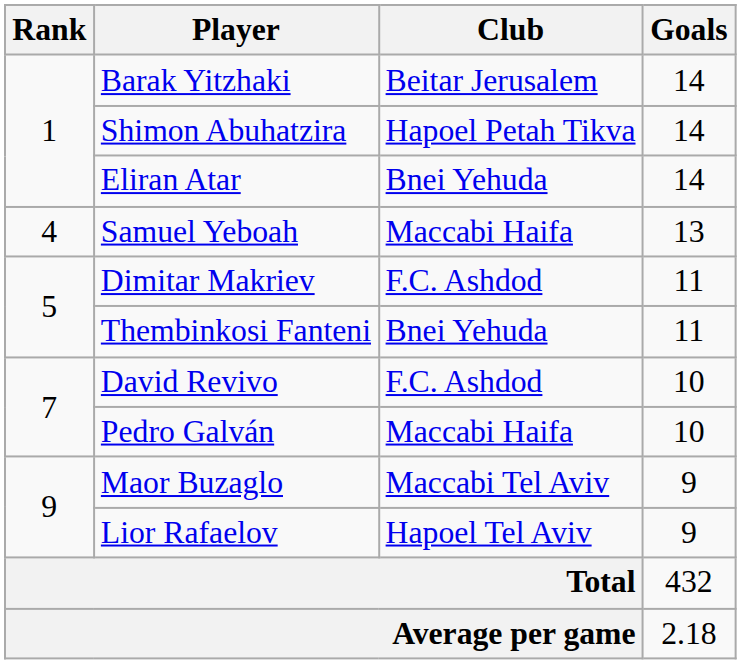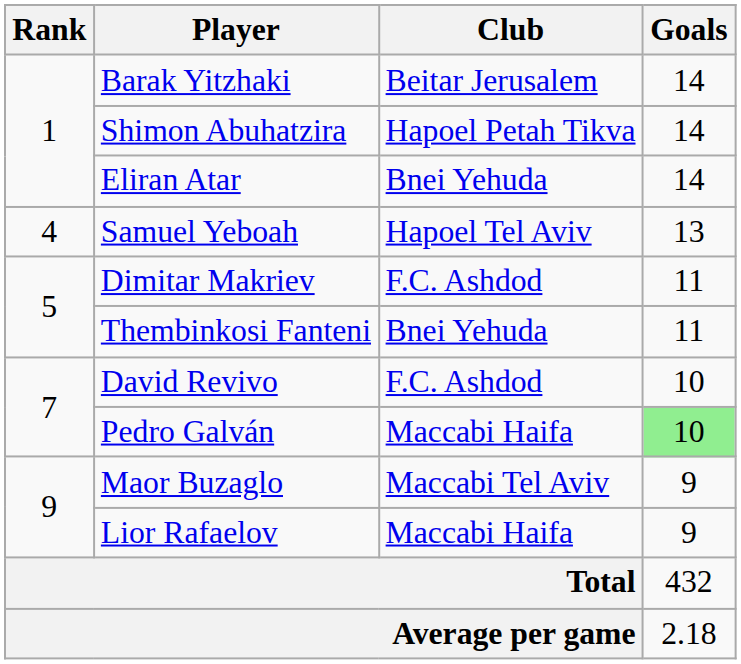(479, 230) Maccabi Haifa -> (489, 230) Hapoel Tel Aviv
(689, 431) no background -> (689, 431) lightgreen background
(489, 532) Hapoel Tel Aviv -> (479, 532) Maccabi Haifa
